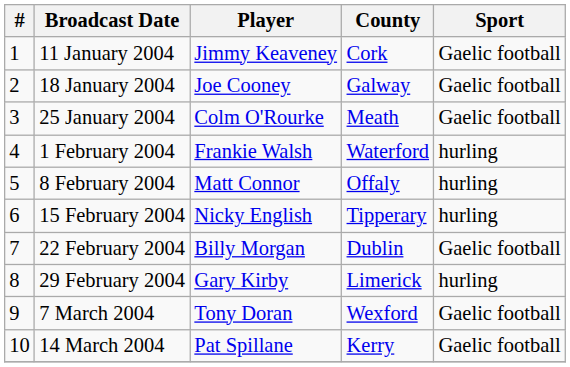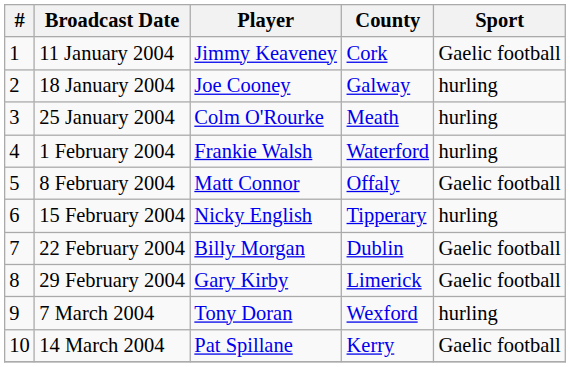(500, 85) Gaelic football -> (468, 85) hurling
(500, 118) Gaelic football -> (468, 118) hurling
(468, 183) hurling -> (500, 183) Gaelic football
(468, 280) hurling -> (500, 280) Gaelic football
(500, 313) Gaelic football -> (468, 313) hurling
